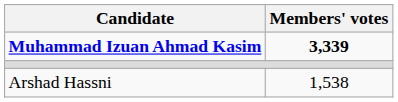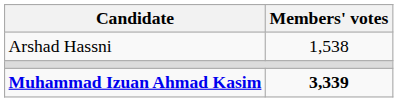rows swapped: (135, 46) <-> (60, 82)
